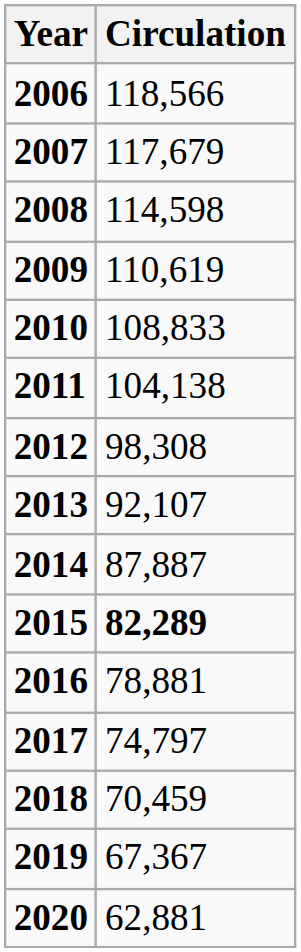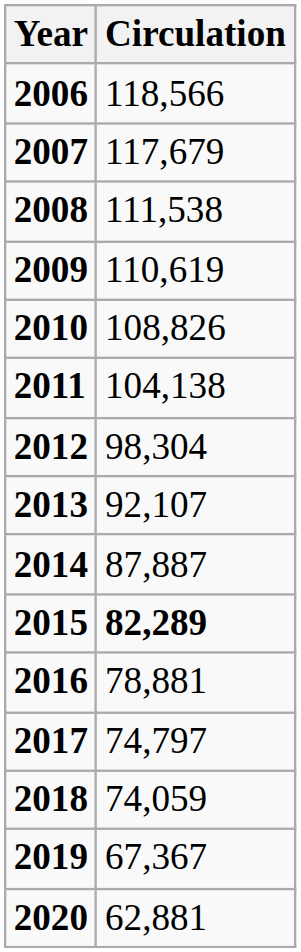(165, 210) 114,598 -> (164, 210) 111,538
(165, 328) 108,833 -> (165, 328) 108,826
(156, 446) 98,308 -> (156, 446) 98,304
(156, 799) 70,459 -> (156, 799) 74,059
